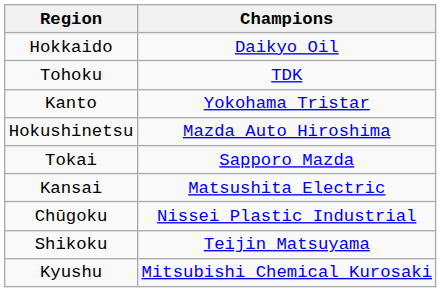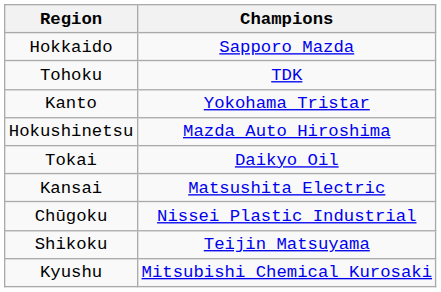(287, 47) Daikyo Oil -> (287, 47) Sapporo Mazda
(287, 160) Sapporo Mazda -> (287, 160) Daikyo Oil
